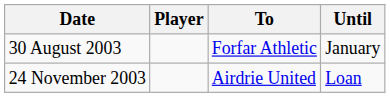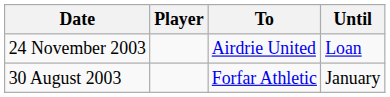rows swapped: (65, 48) <-> (77, 77)
